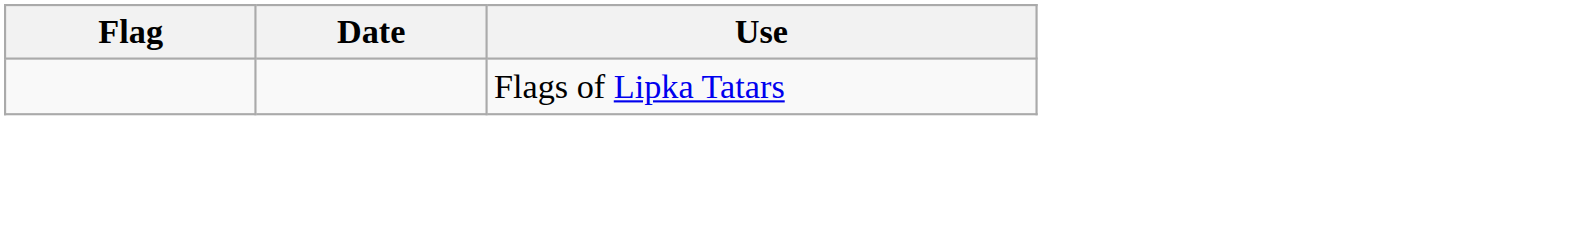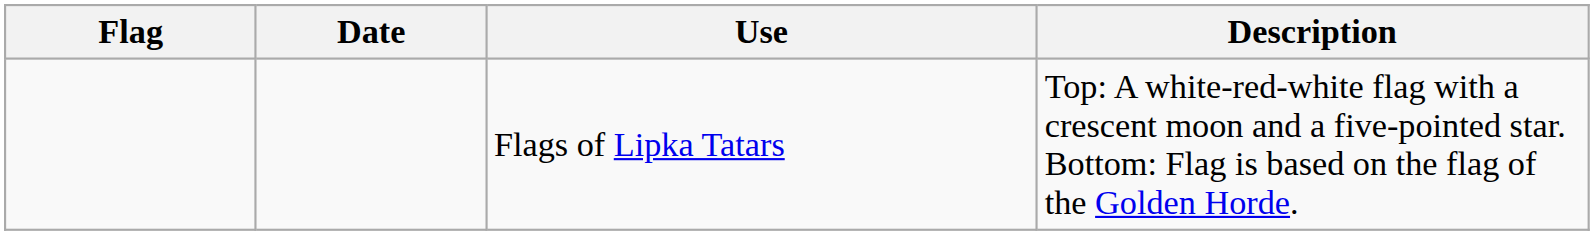+ column: (1312, 31)
